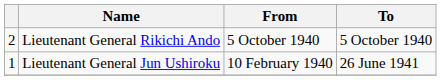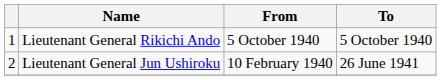(12, 39) 2 -> (12, 39) 1
(12, 63) 1 -> (12, 63) 2
